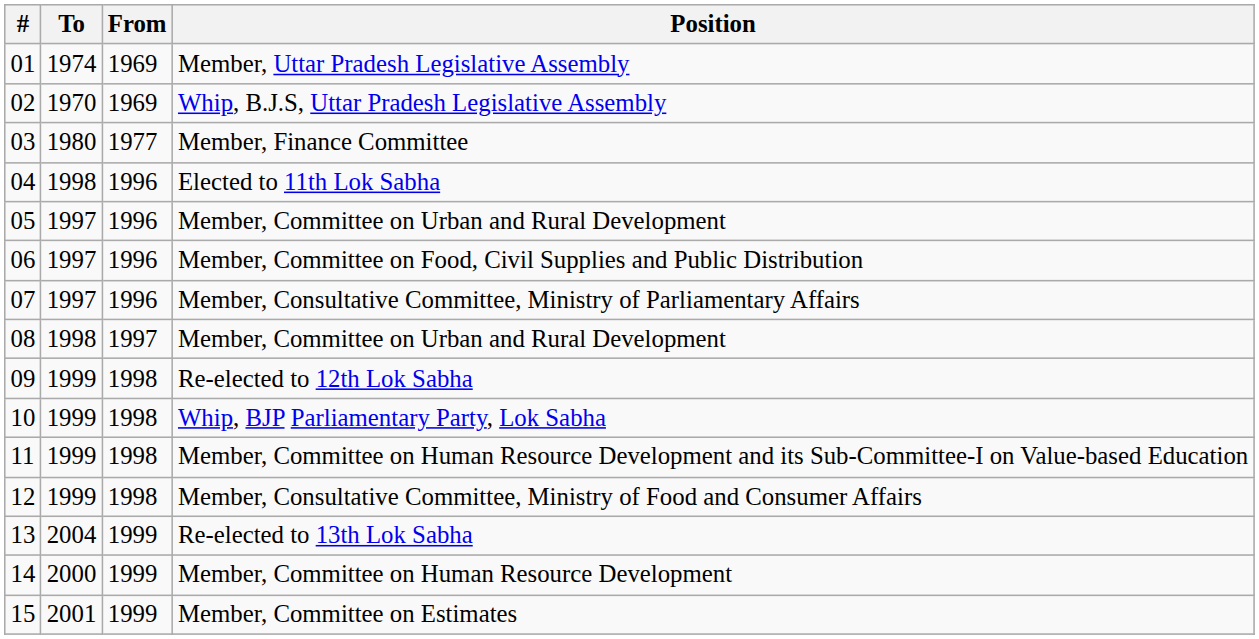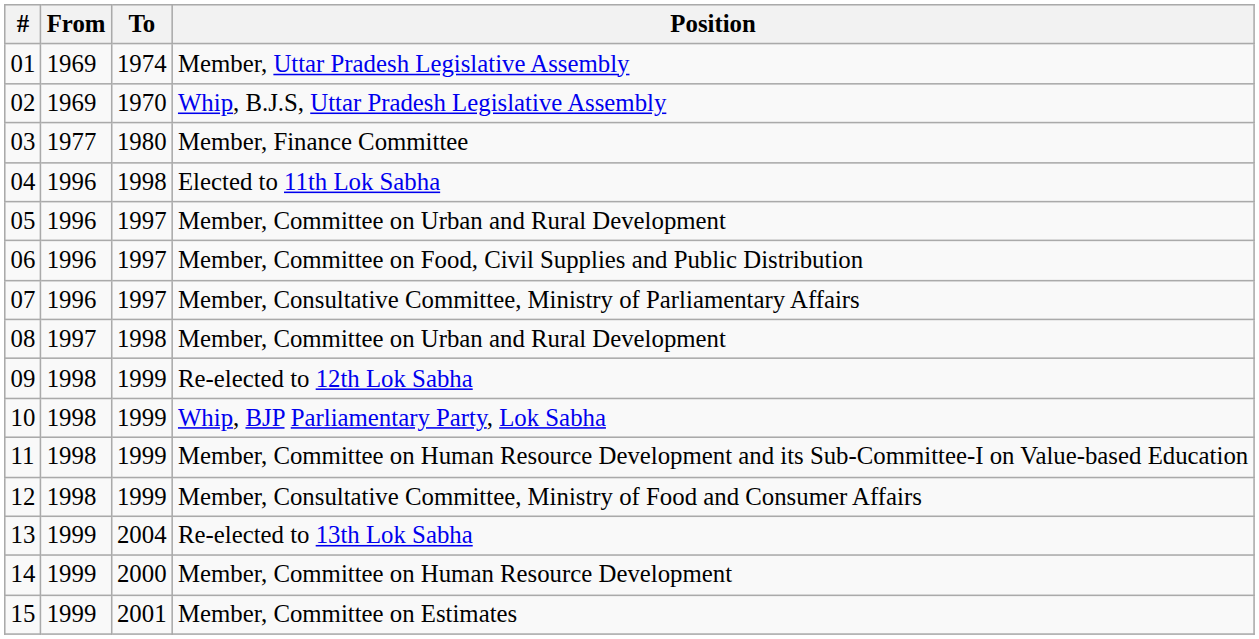columns swapped: (137, 24) <-> (72, 24)
